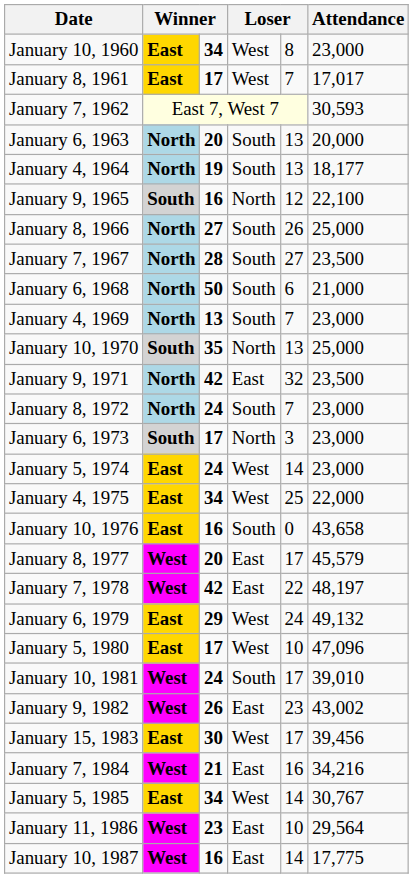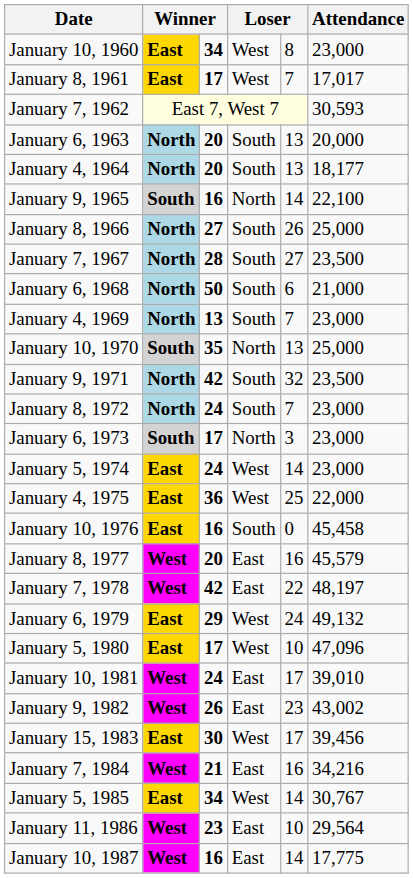(214, 169) 19 -> (214, 169) 20
(294, 199) 12 -> (294, 199) 14
(248, 378) East -> (254, 378) South
(214, 498) 34 -> (214, 498) 36
(338, 528) 43,658 -> (338, 528) 45,458
(294, 558) 17 -> (294, 558) 16
(254, 678) South -> (248, 678) East
